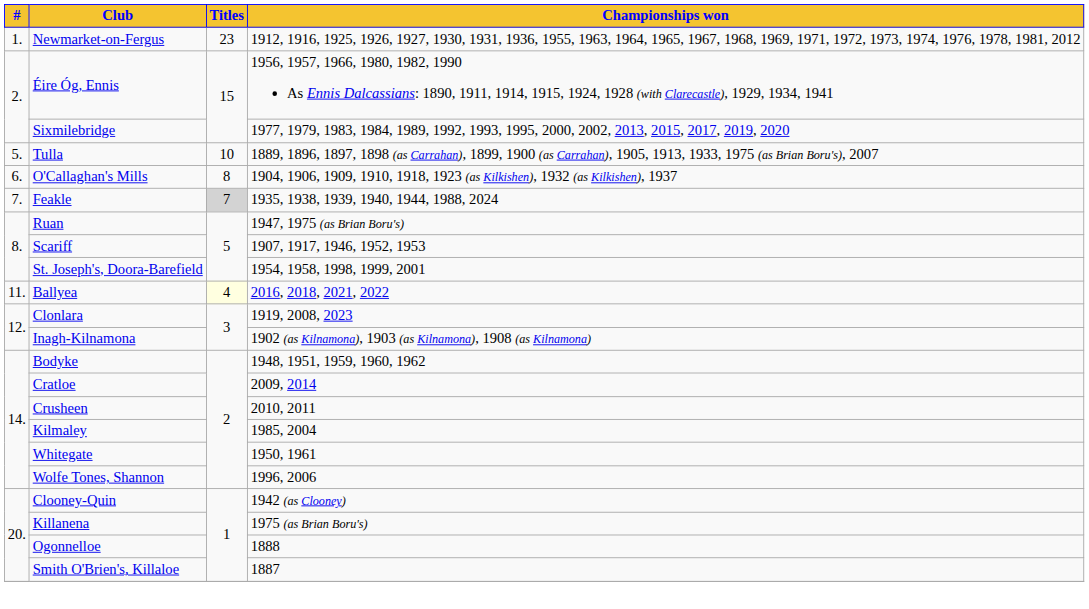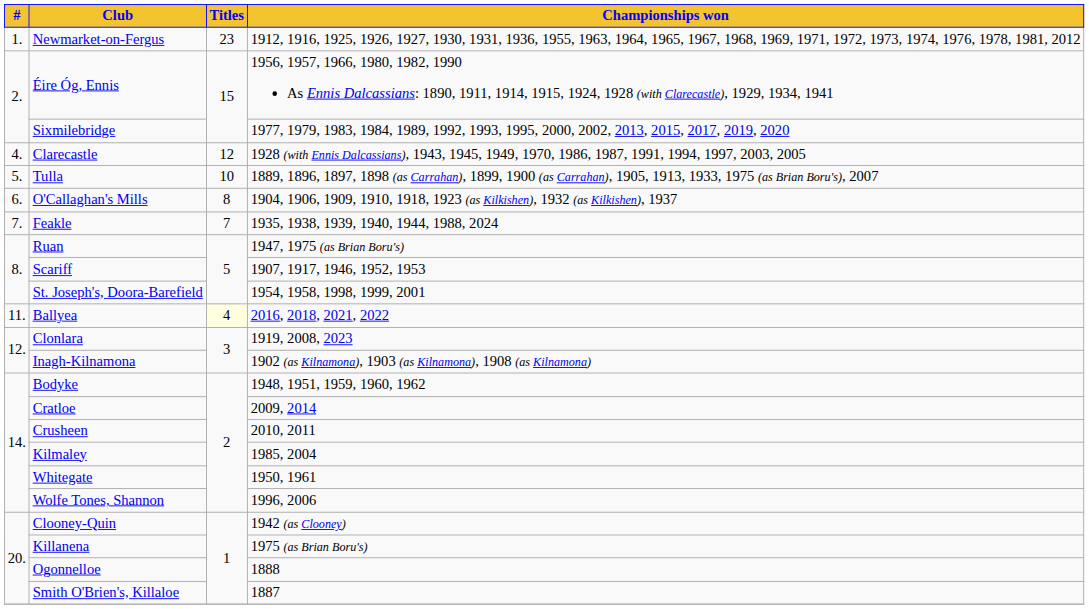+ row: (65, 153)
(227, 200) lightgrey background -> (227, 223) no background
